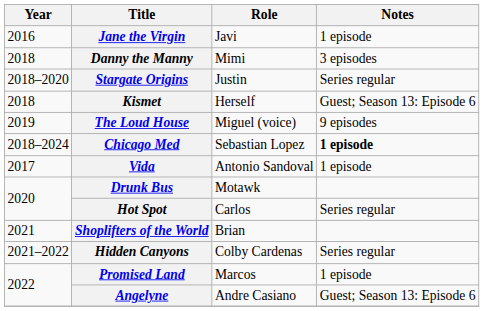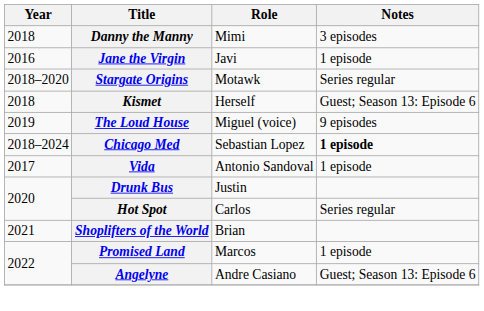rows swapped: (142, 36) <-> (142, 58)
(231, 79) Justin -> (238, 79) Motawk
(238, 187) Motawk -> (231, 187) Justin
- row: (142, 252)
